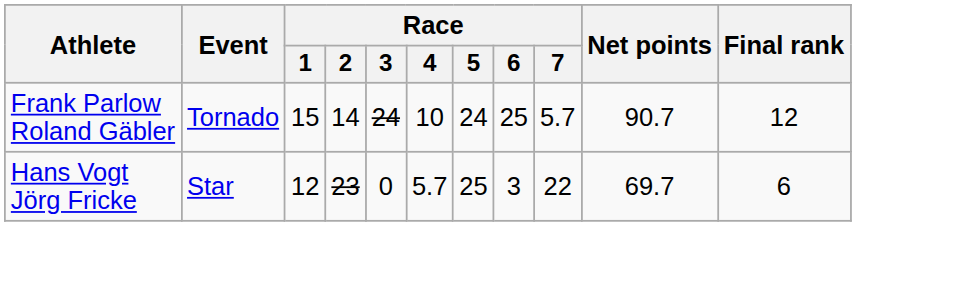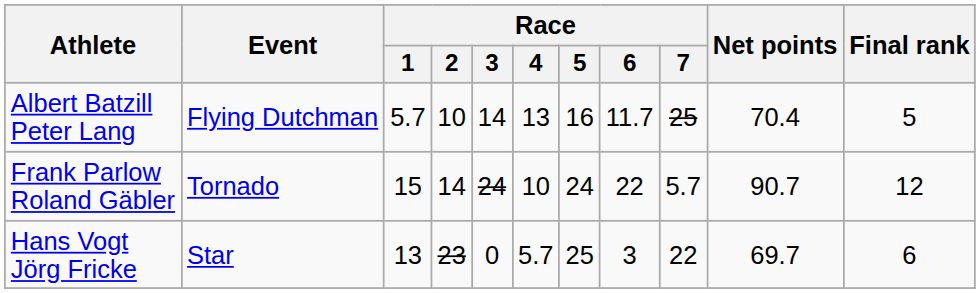+ row: (82, 118)
(514, 118) 25 -> (630, 186) 22
(305, 186) 12 -> (408, 255) 13
